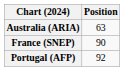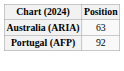- row: (43, 43)
